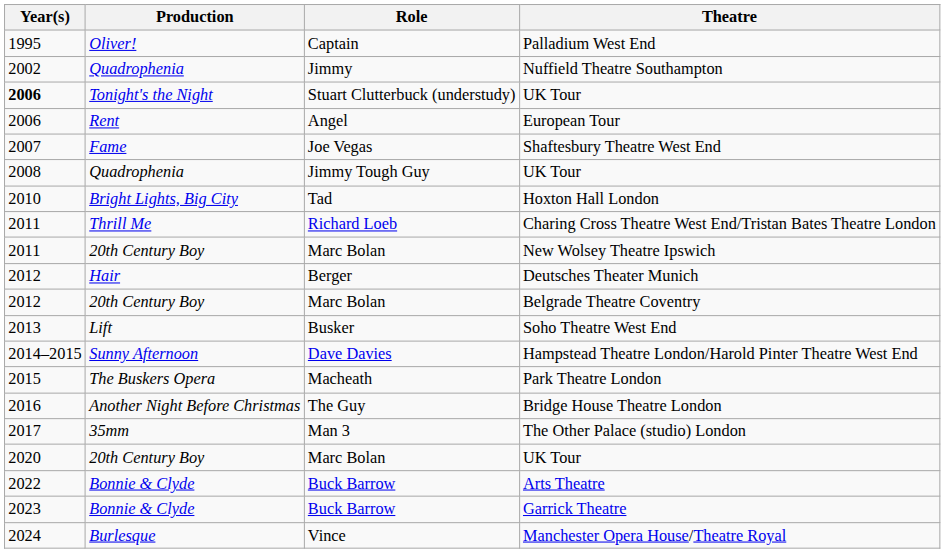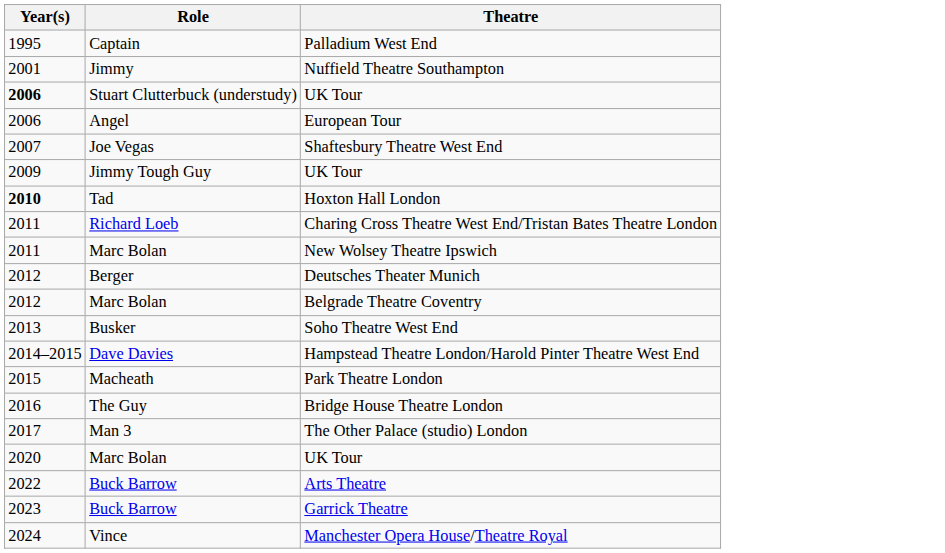- column: (195, 17)
(25, 69) 2002 -> (25, 69) 2001
(25, 172) 2008 -> (25, 172) 2009
(25, 198) normal -> (25, 198) bold
